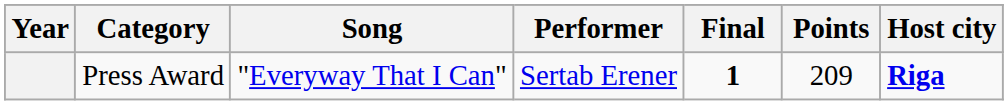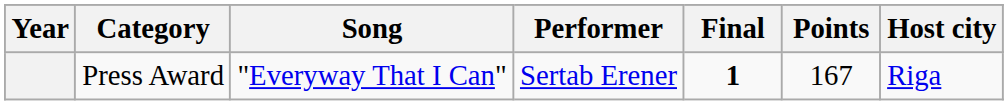(831, 75) 209 -> (831, 75) 167
(916, 75) bold -> (914, 75) normal
